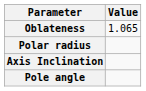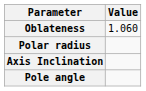(123, 29) 1.065 -> (123, 29) 1.060
